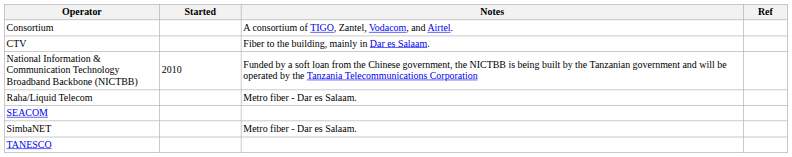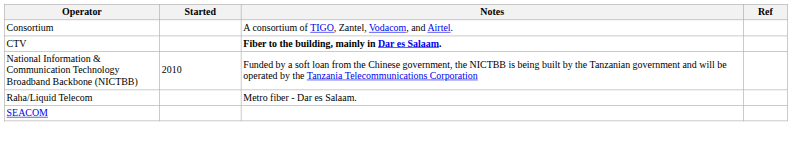(336, 43) normal -> (342, 43) bold
- row: (29, 129)
- row: (29, 144)
